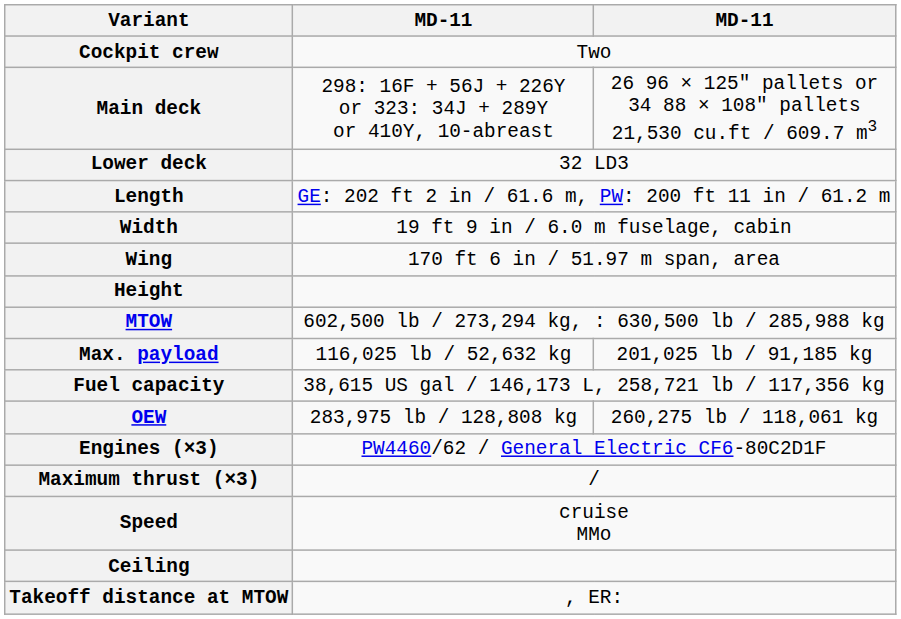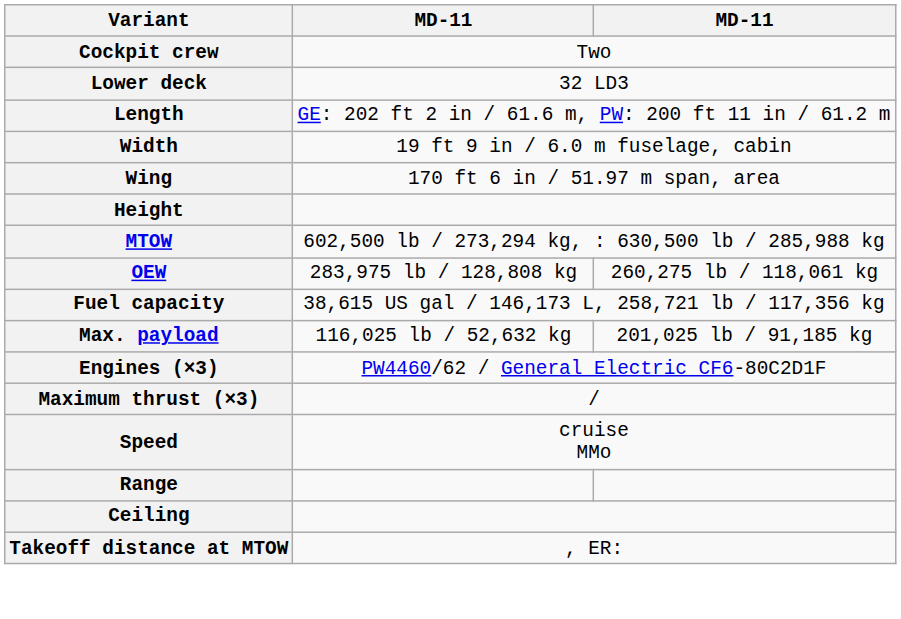- row: (149, 108)
rows swapped: (149, 354) <-> (149, 417)
+ row: (149, 485)
